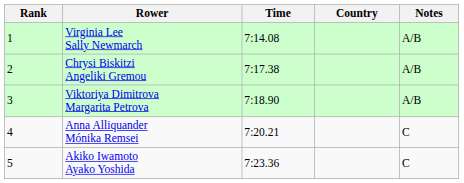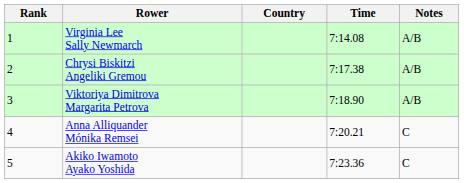columns swapped: (357, 13) <-> (278, 13)
